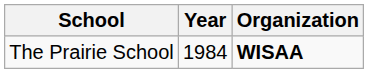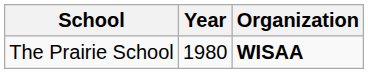(205, 52) 1984 -> (205, 52) 1980
